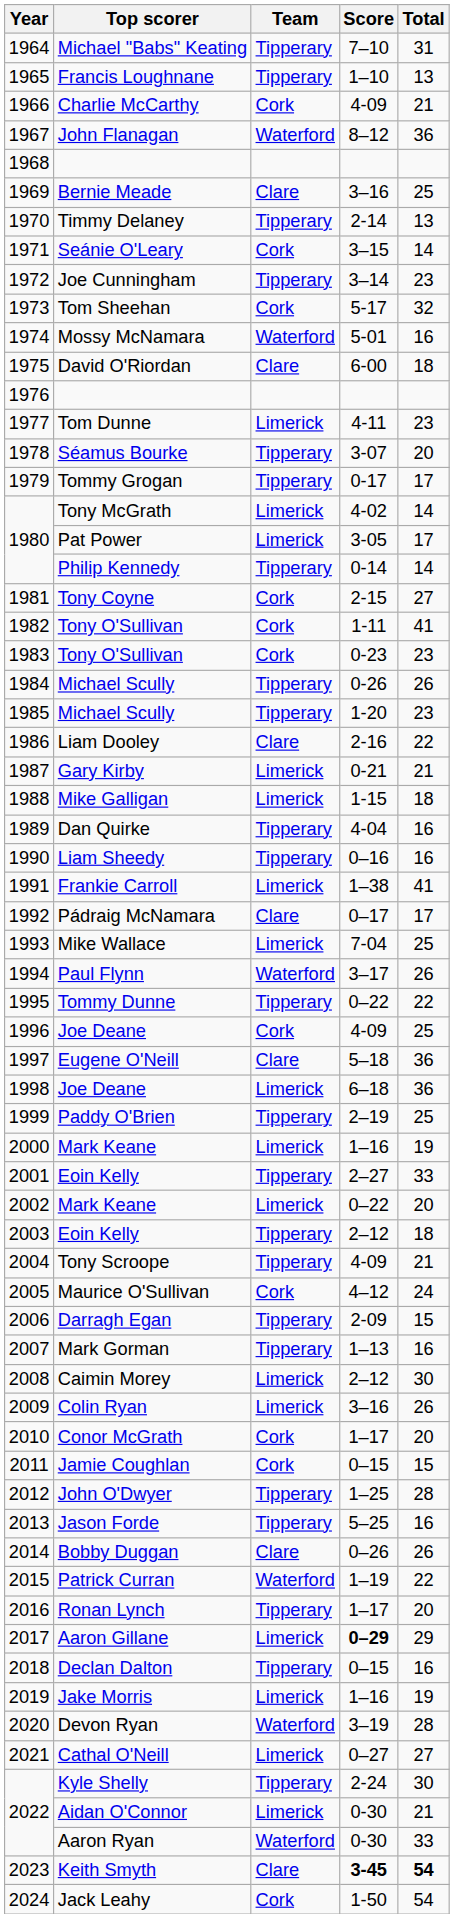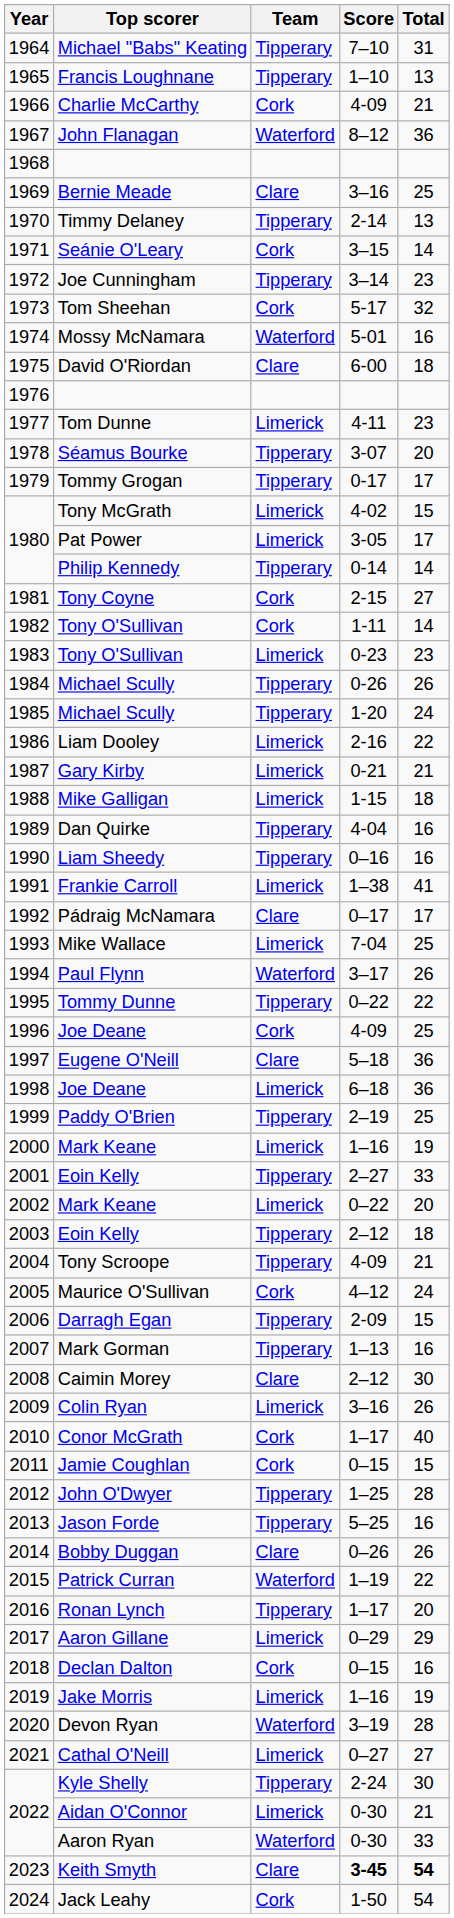(424, 510) 14 -> (424, 510) 15
(424, 626) 41 -> (424, 626) 14
(275, 655) Cork -> (289, 655) Limerick
(424, 713) 23 -> (424, 713) 24
(277, 742) Clare -> (289, 742) Limerick
(289, 1378) Limerick -> (277, 1378) Clare
(424, 1436) 20 -> (424, 1436) 40
(369, 1638) bold -> (369, 1638) normal
(294, 1667) Tipperary -> (275, 1667) Cork
